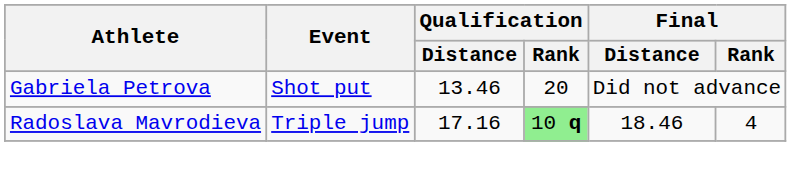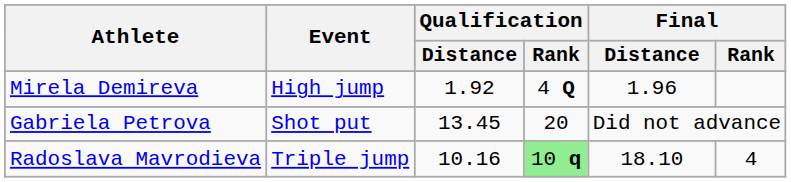+ row: (104, 89)
(469, 89) 13.46 -> (469, 124) 13.45
(469, 124) 17.16 -> (469, 159) 10.16
(652, 124) 18.46 -> (652, 159) 18.10
